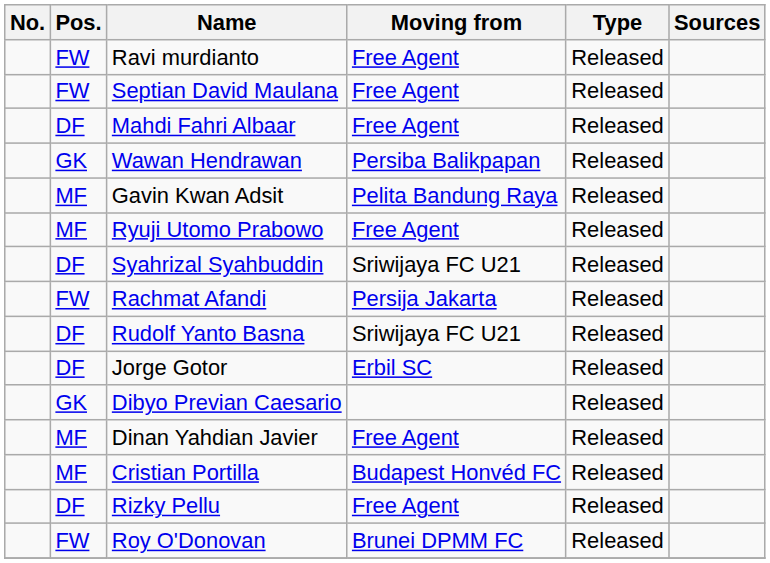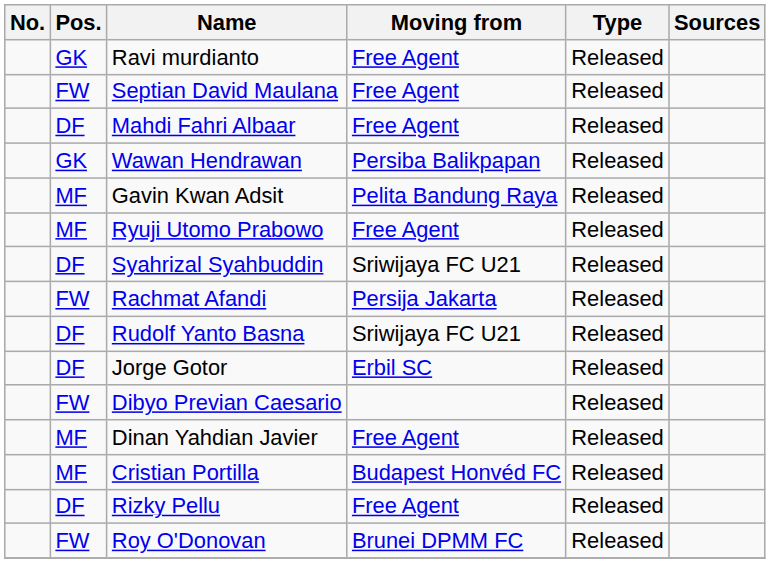(72, 57) FW -> (71, 57) GK
(71, 403) GK -> (72, 403) FW
